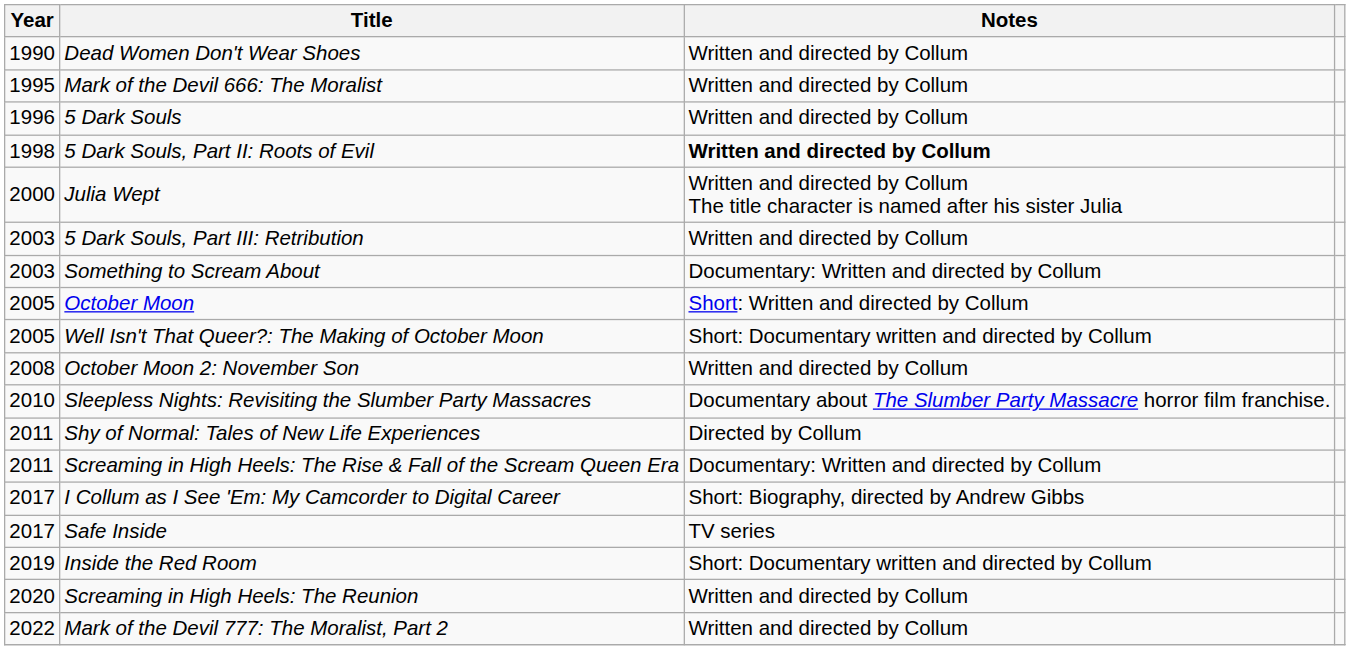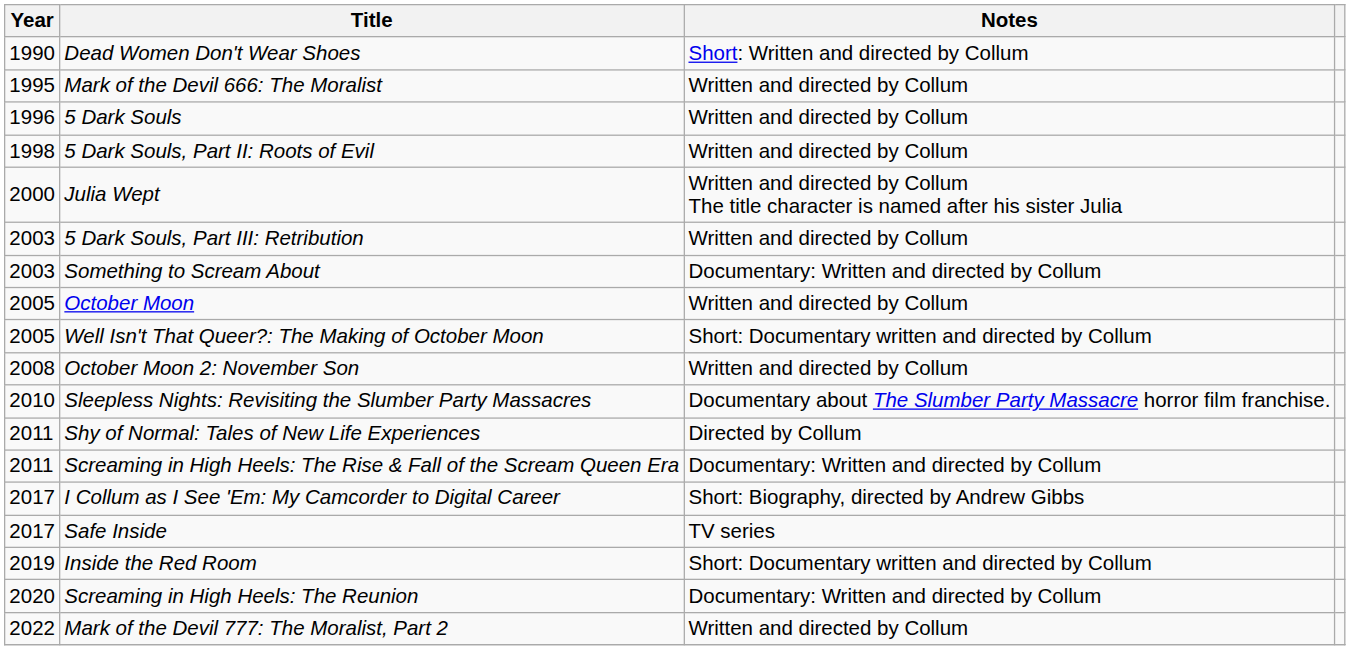(828, 53) Written and directed by Collum -> (858, 53) Short: Written and directed by Collum
(840, 150) bold -> (828, 150) normal
(858, 303) Short: Written and directed by Collum -> (828, 303) Written and directed by Collum
(828, 595) Written and directed by Collum -> (895, 595) Documentary: Written and directed by Collum
